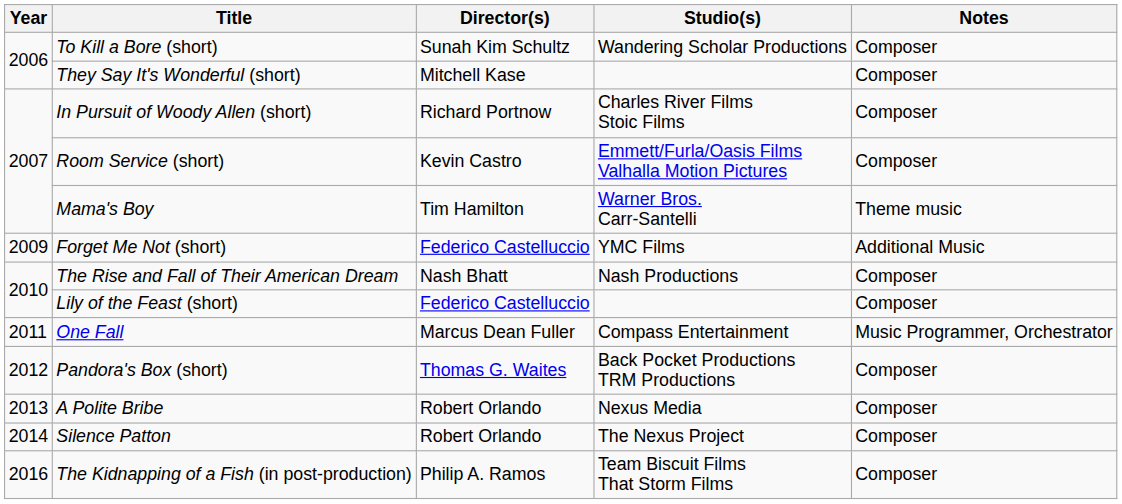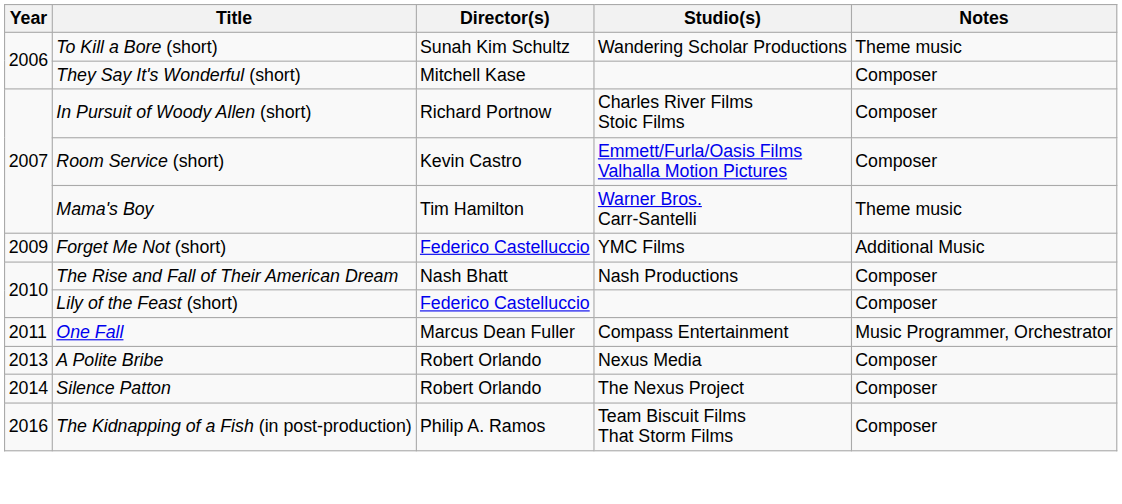(896, 46) Composer -> (908, 46) Theme music
- row: (142, 370)
